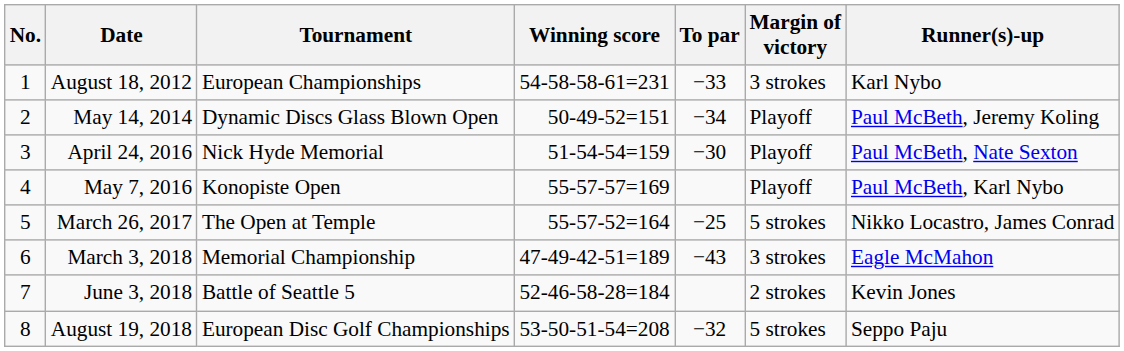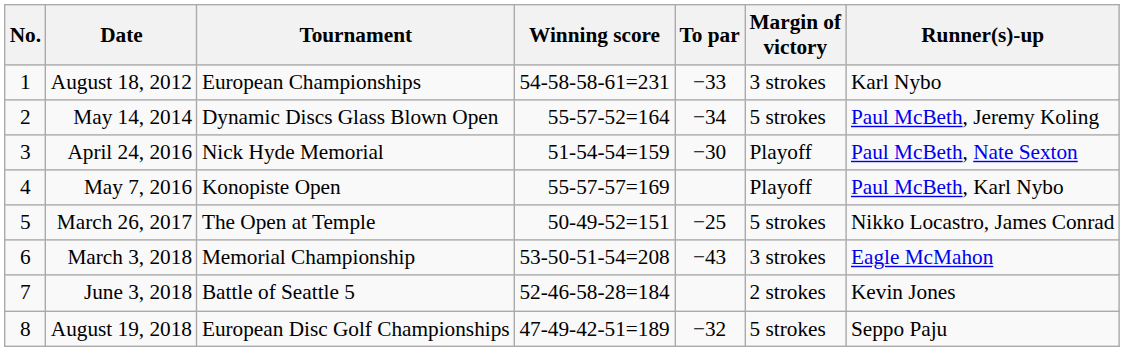(609, 117) 50-49-52=151 -> (609, 117) 55-57-52=164
(781, 117) Playoff -> (788, 117) 5 strokes
(609, 222) 55-57-52=164 -> (609, 222) 50-49-52=151
(595, 257) 47-49-42-51=189 -> (595, 257) 53-50-51-54=208
(595, 328) 53-50-51-54=208 -> (595, 328) 47-49-42-51=189
